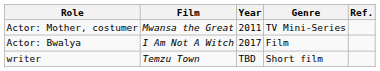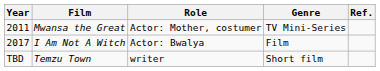columns swapped: (250, 12) <-> (72, 12)
